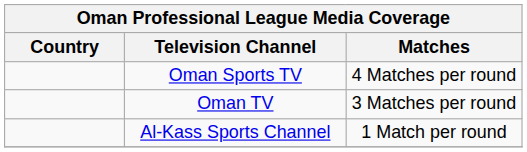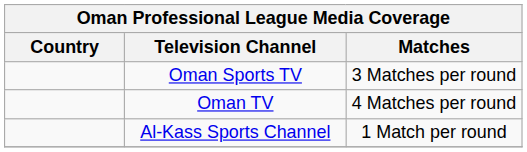(434, 75) 4 Matches per round -> (434, 75) 3 Matches per round
(434, 103) 3 Matches per round -> (434, 103) 4 Matches per round
